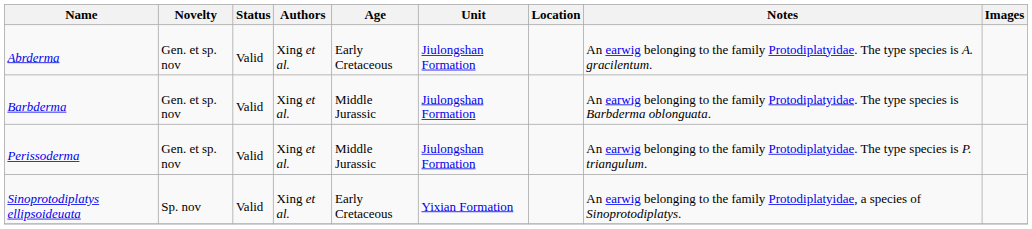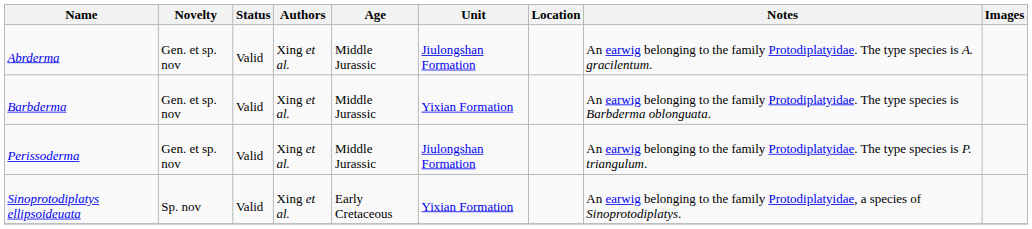(364, 57) Early Cretaceous -> (355, 57) Middle Jurassic
(452, 106) Jiulongshan Formation -> (467, 106) Yixian Formation
